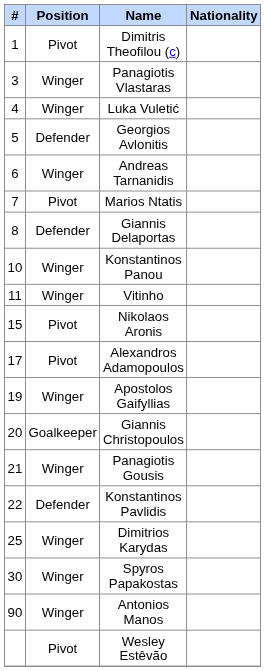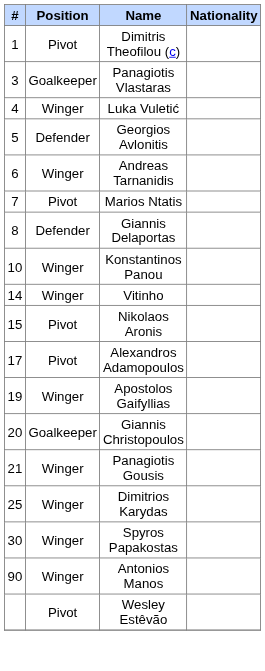(63, 80) Winger -> (63, 80) Goalkeeper
(15, 295) 11 -> (15, 295) 14
- row: (143, 504)
